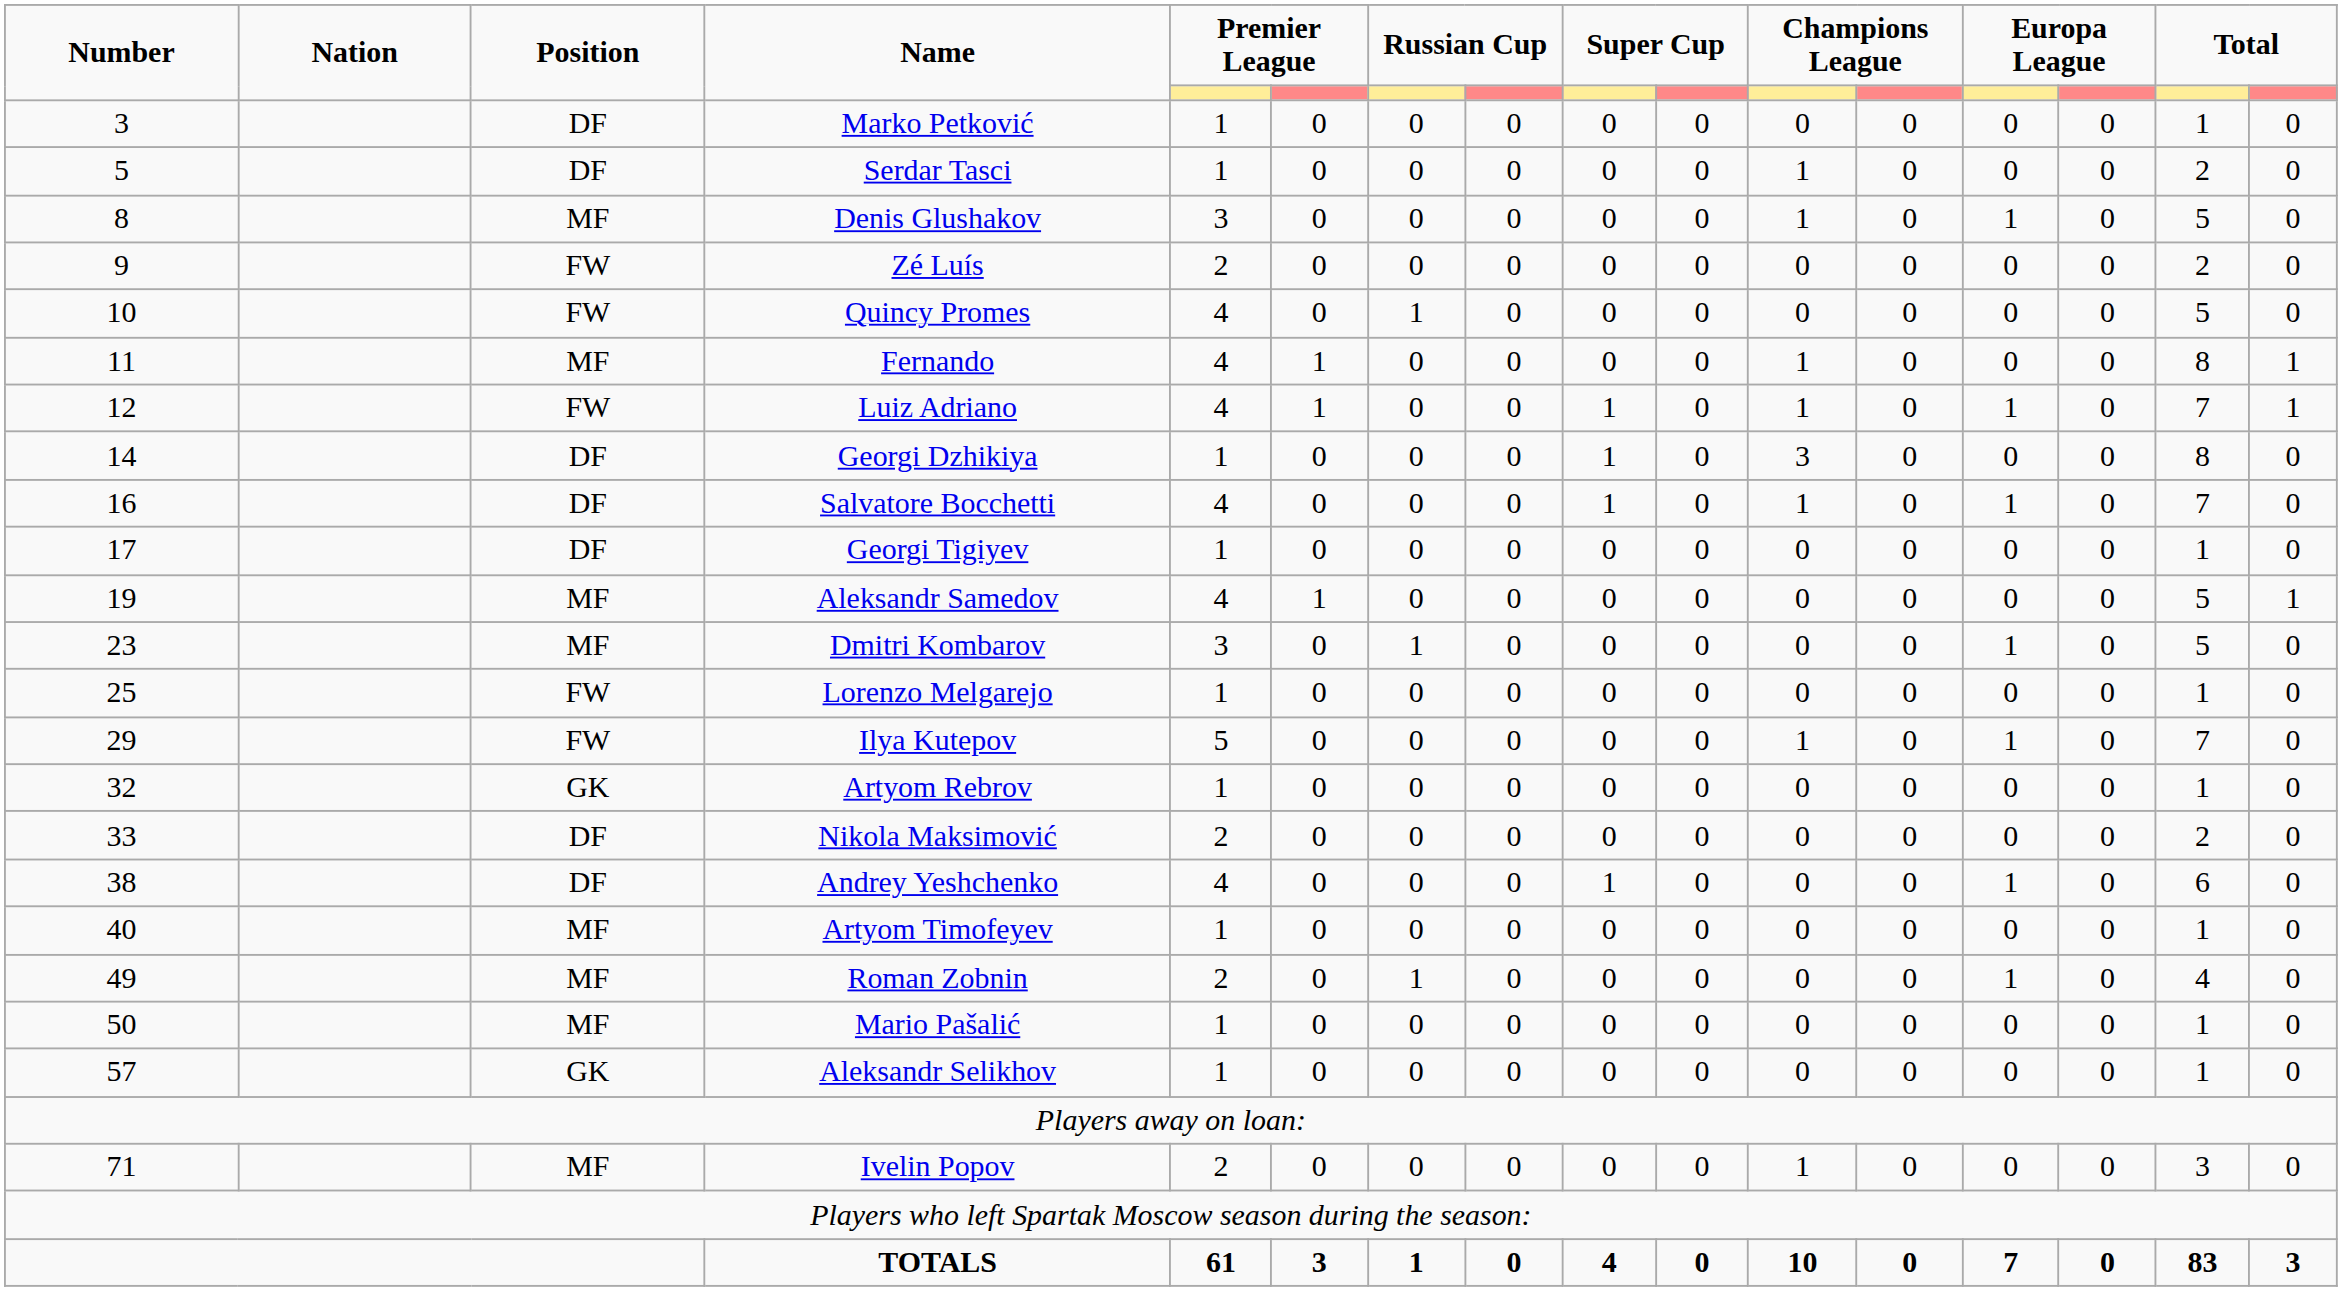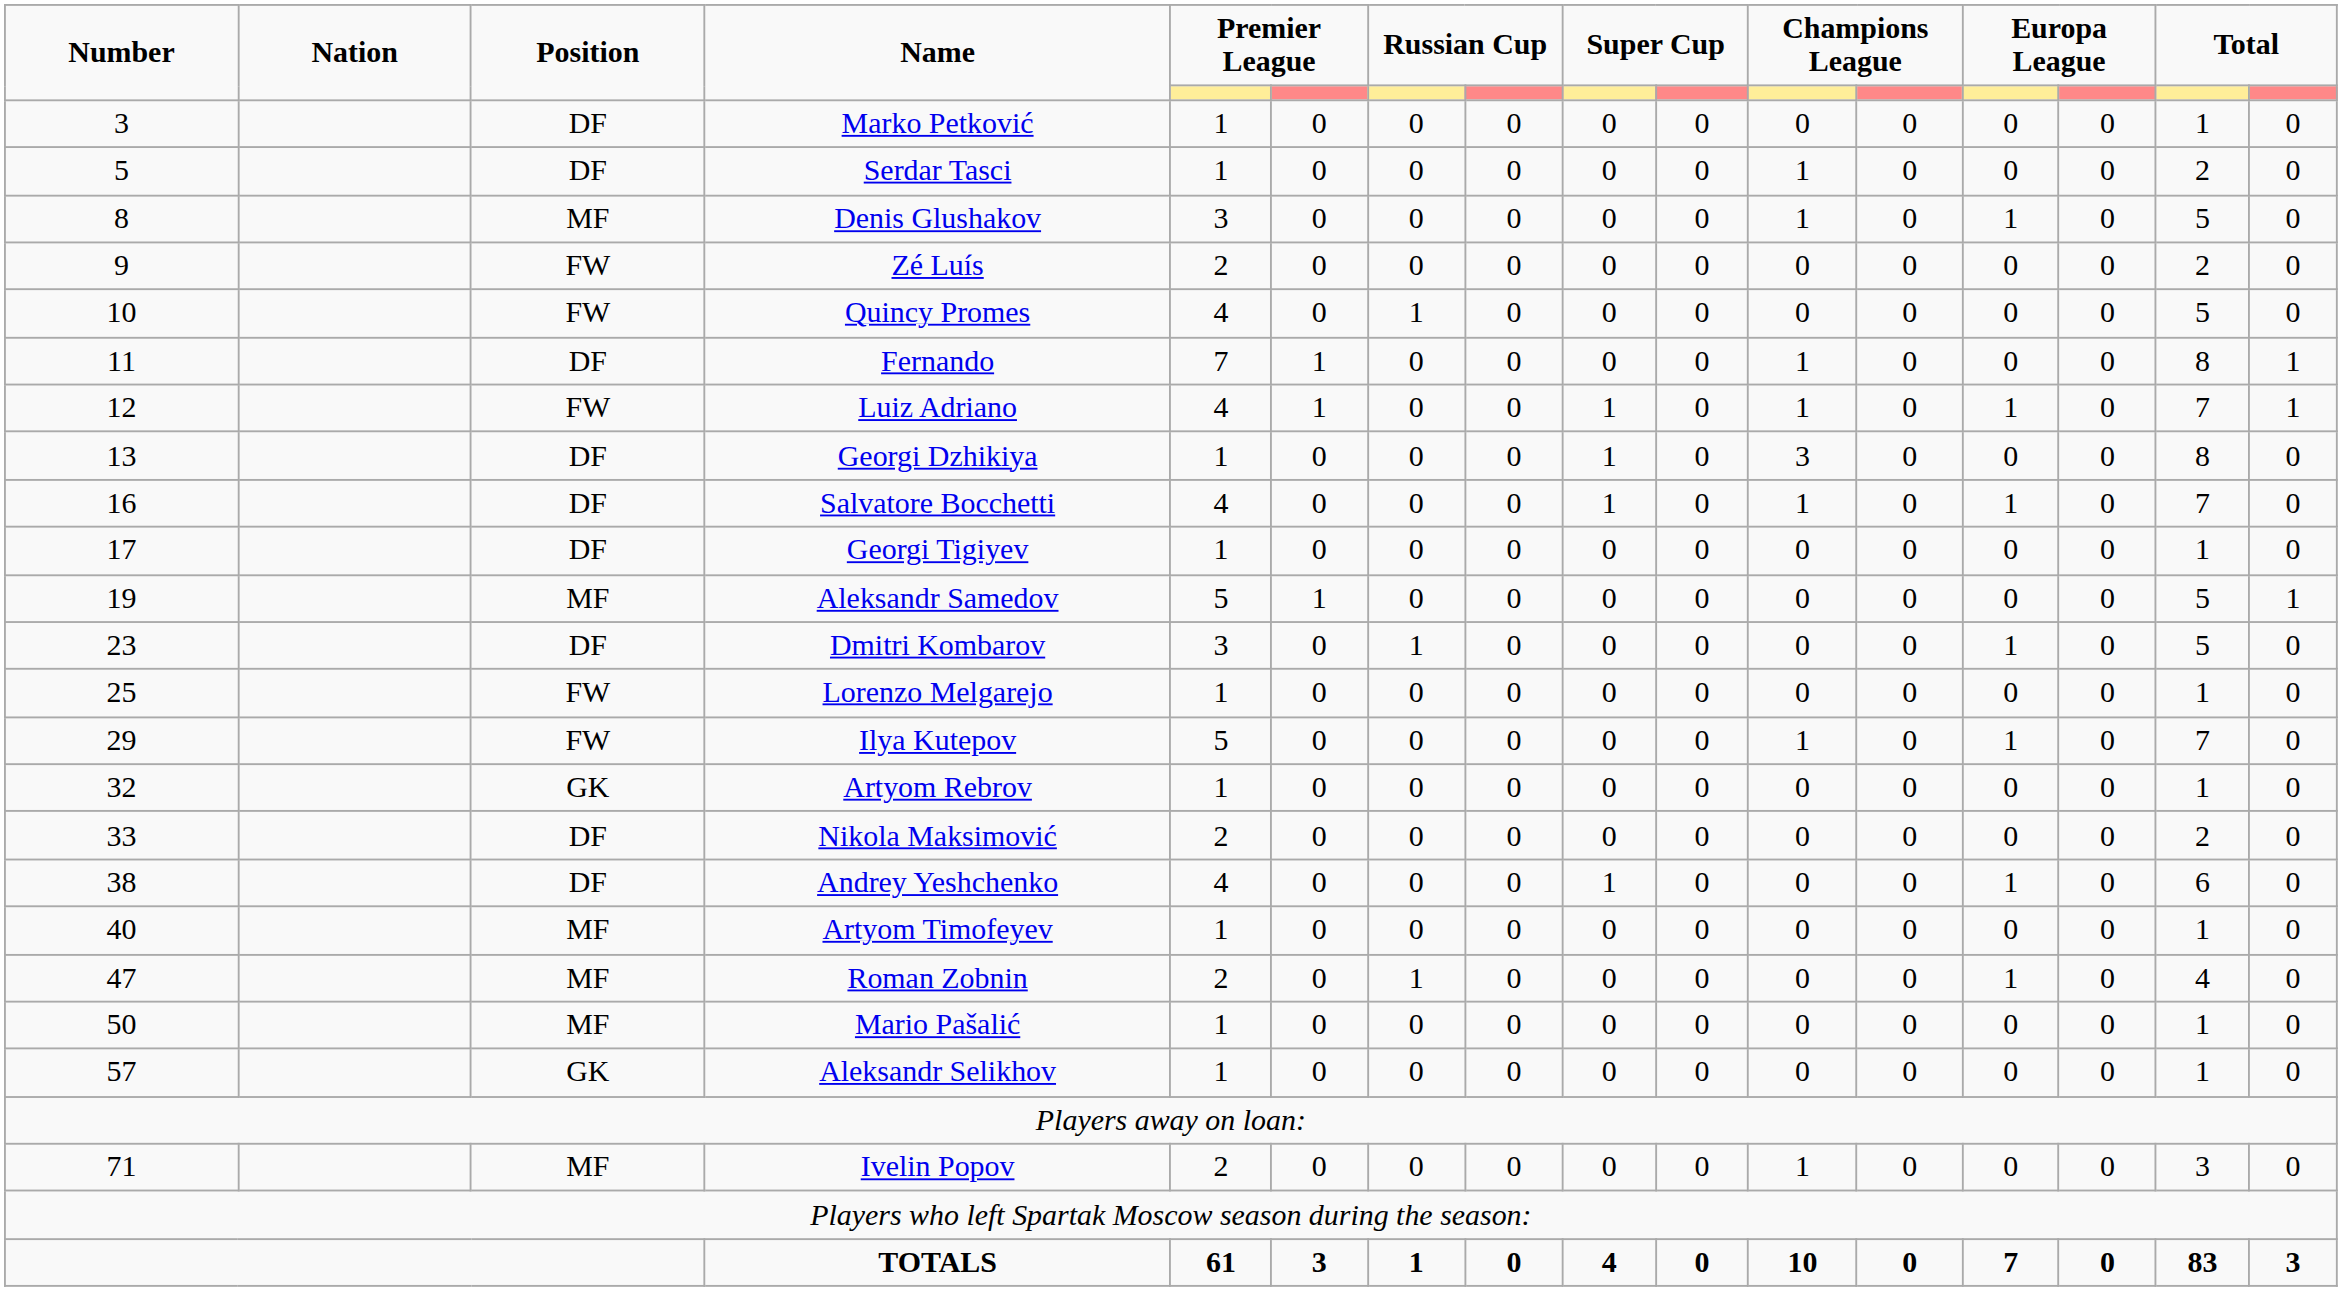(588, 360) MF -> (588, 360) DF
(1221, 360) 4 -> (1221, 360) 7
(122, 455) 14 -> (122, 455) 13
(1221, 597) 4 -> (1221, 597) 5
(588, 645) MF -> (588, 645) DF
(122, 977) 49 -> (122, 977) 47
